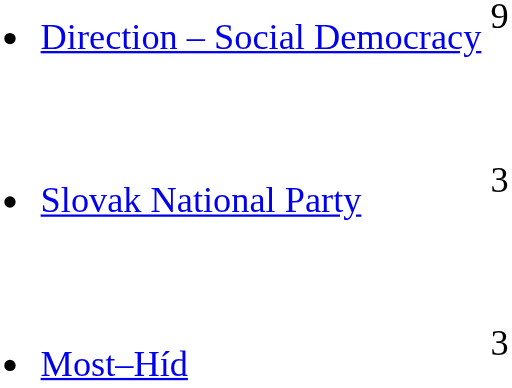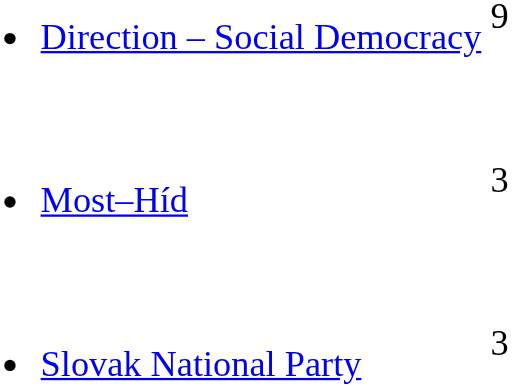rows swapped: (216, 201) <-> (216, 364)
